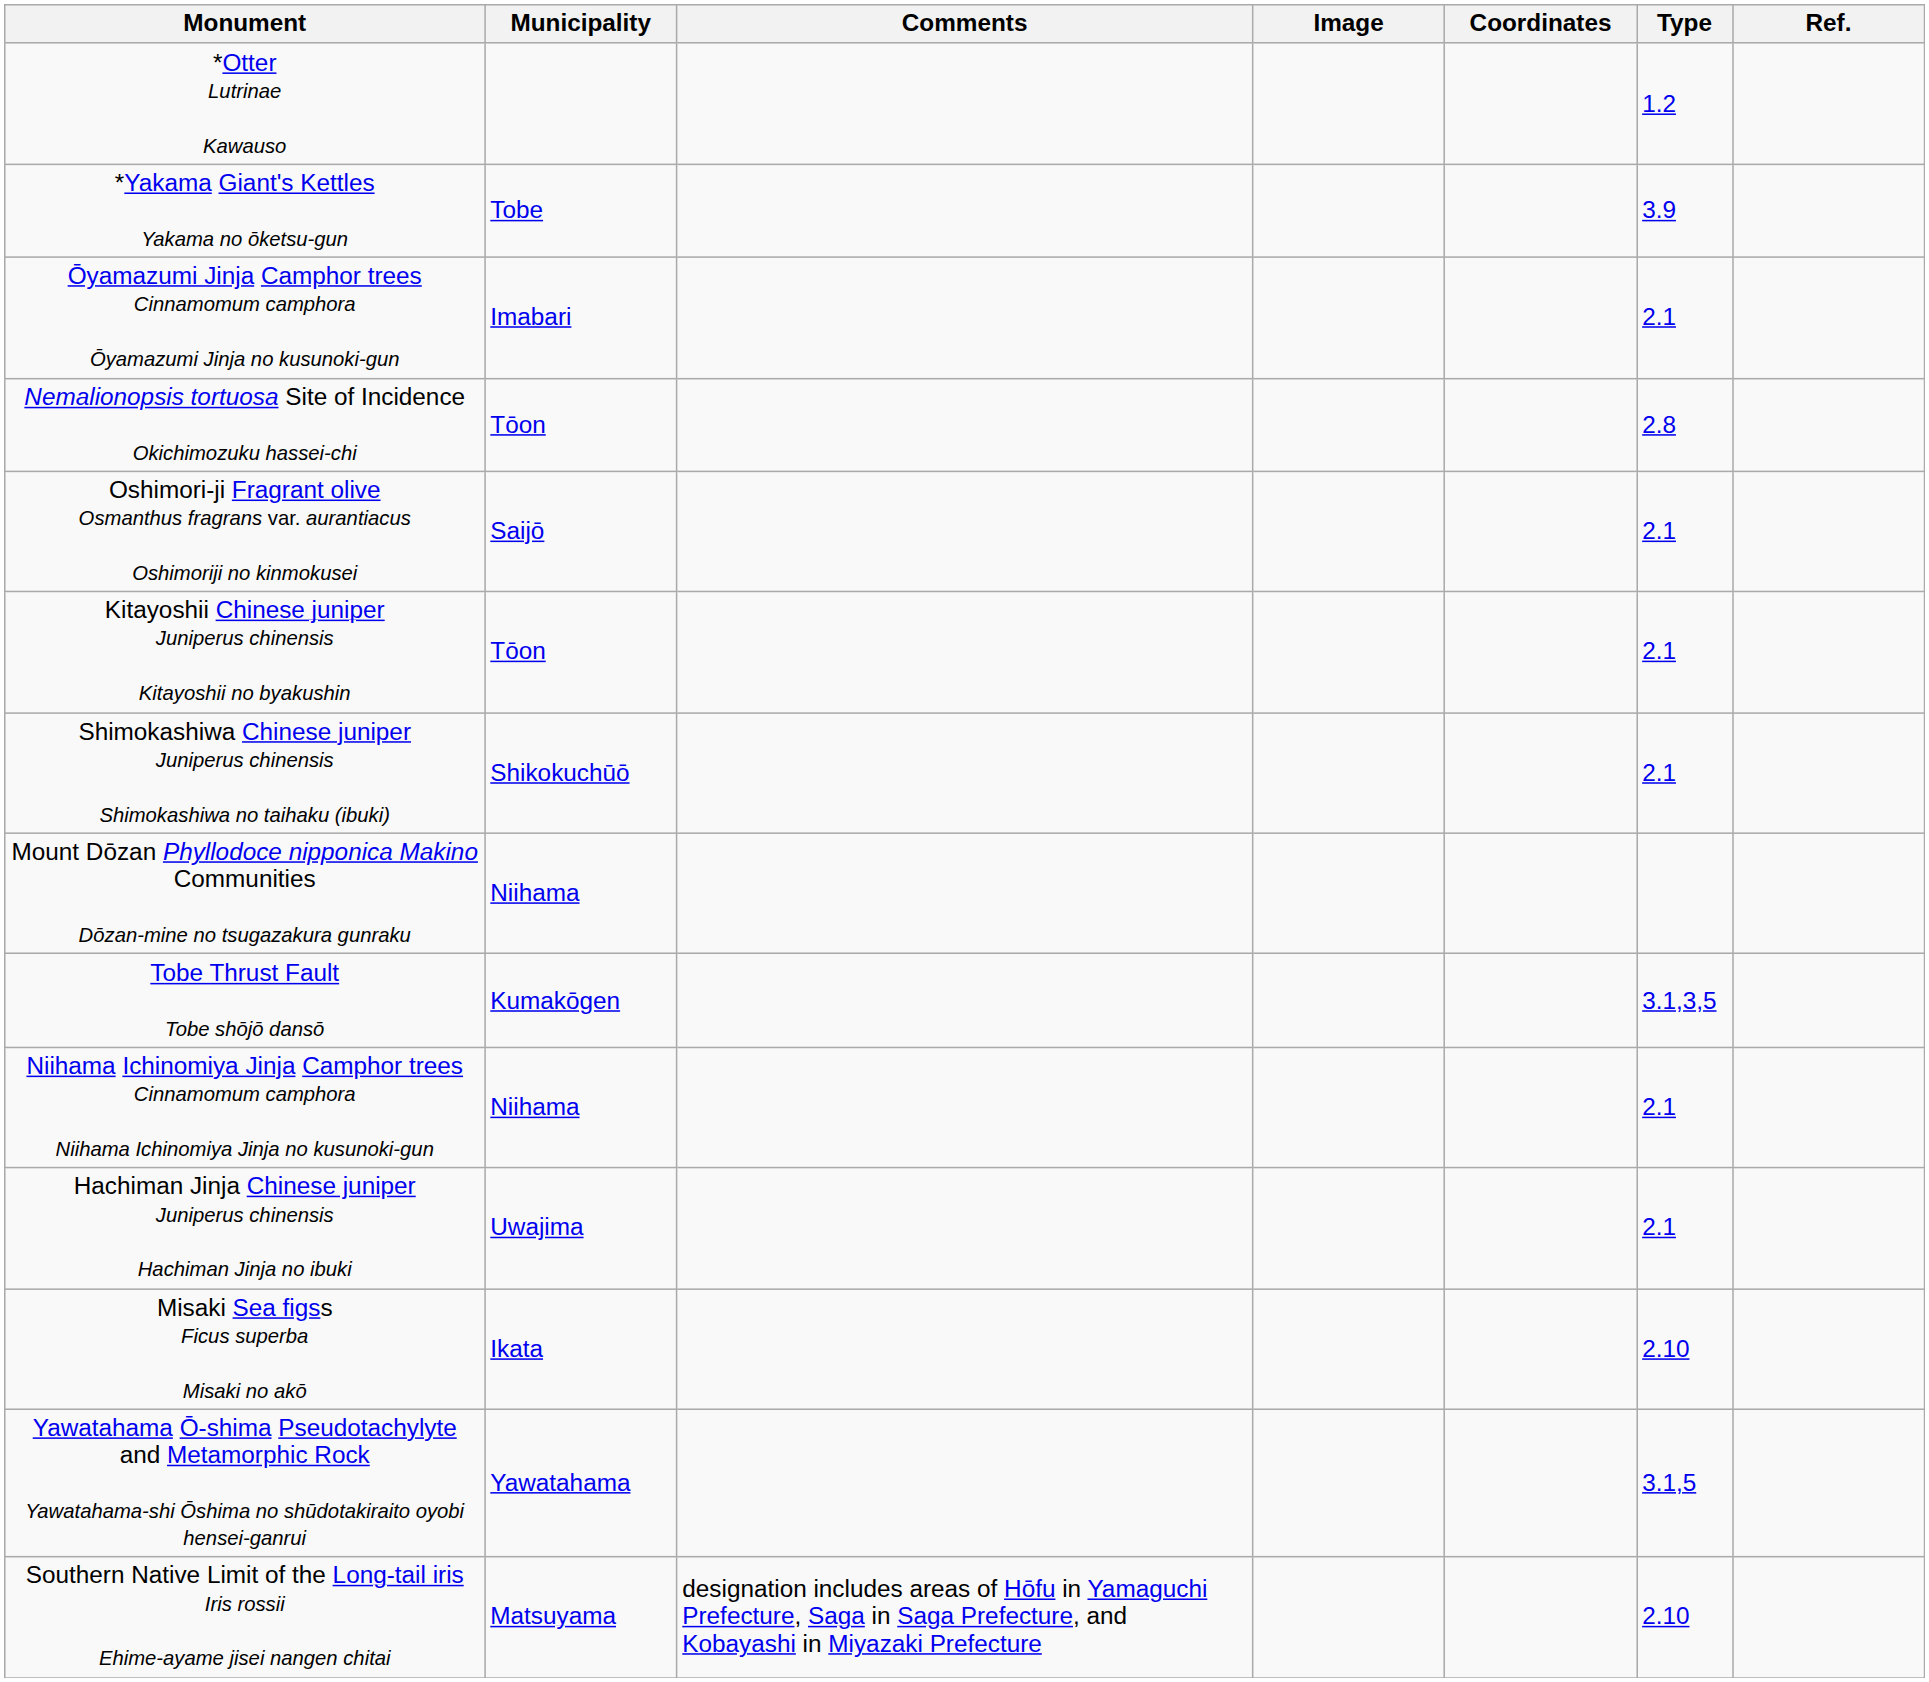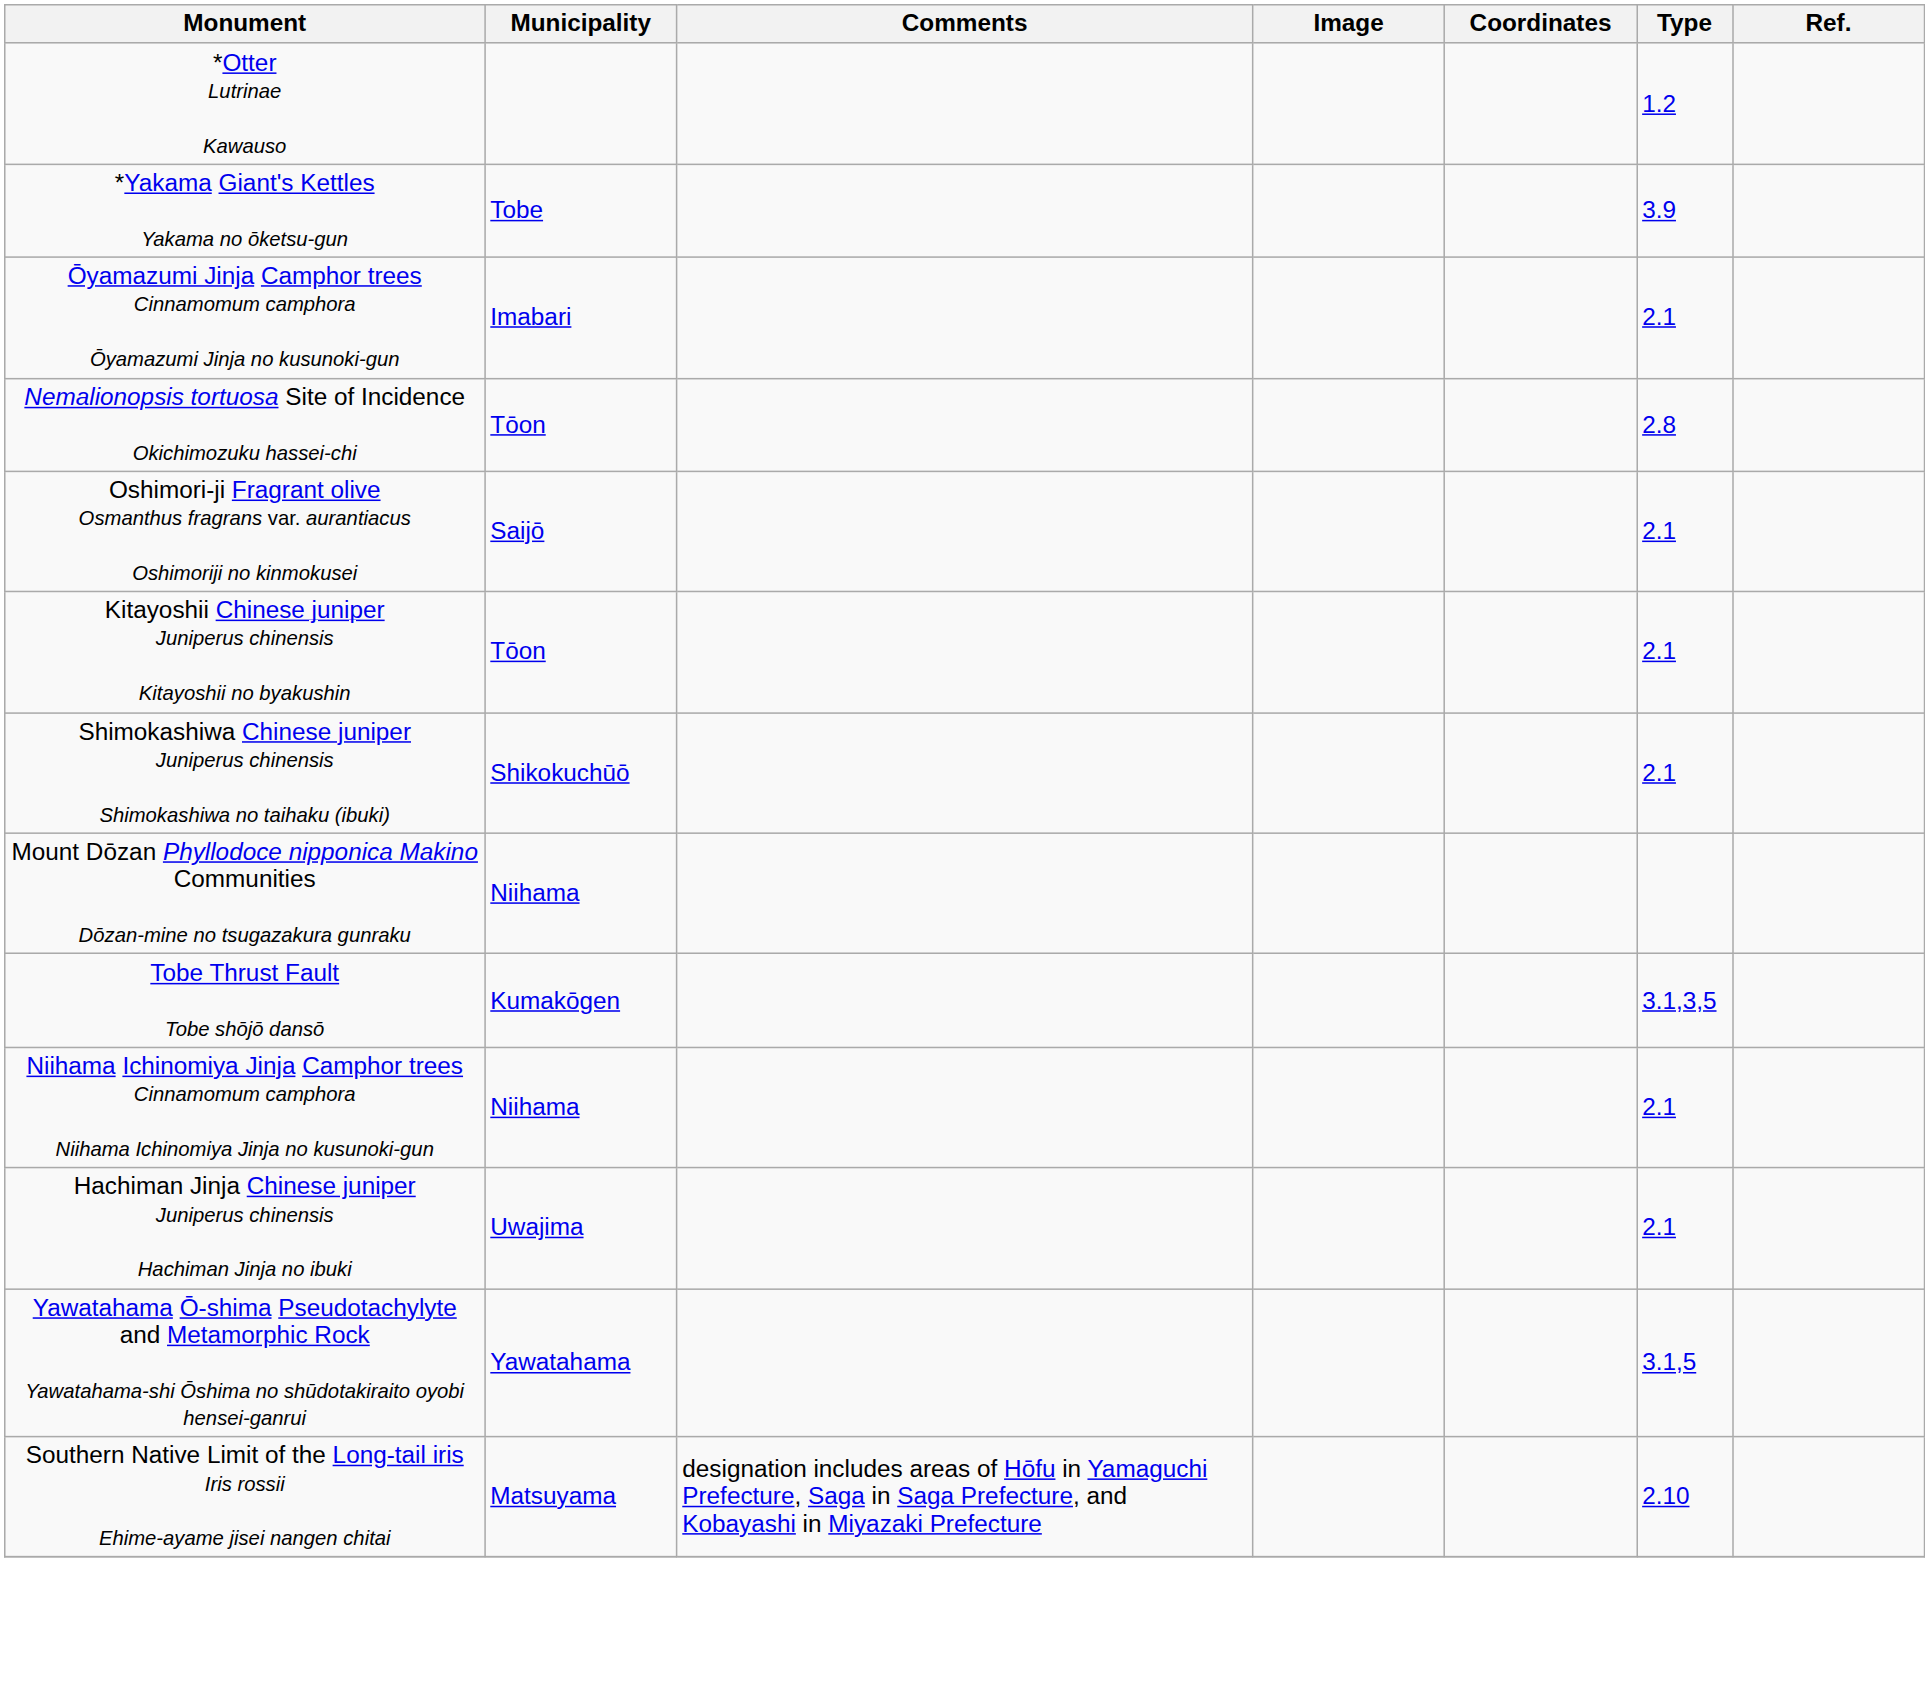- row: (245, 1348)
